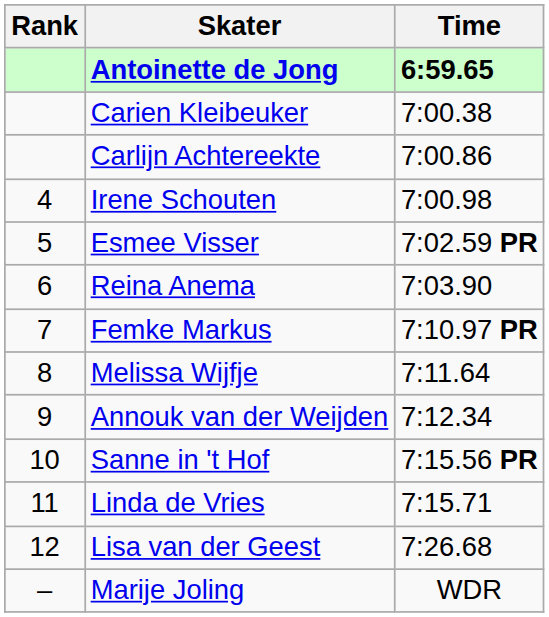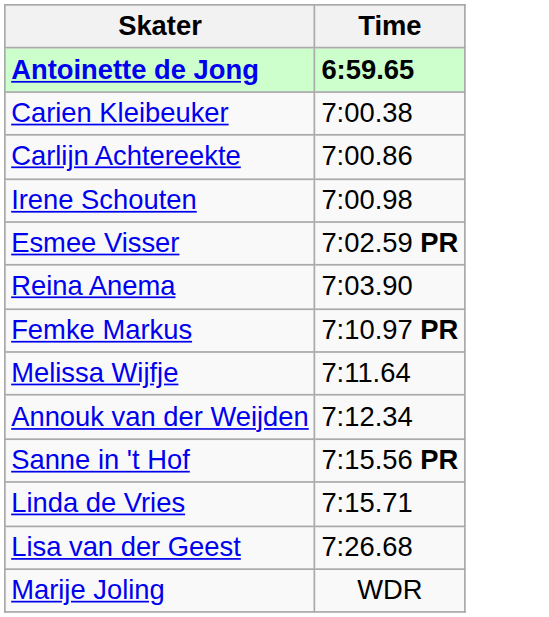- column: (45, 26)
